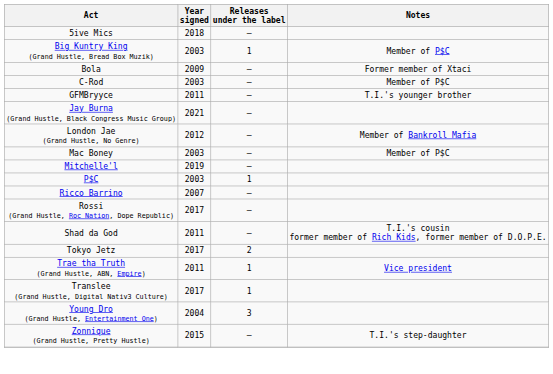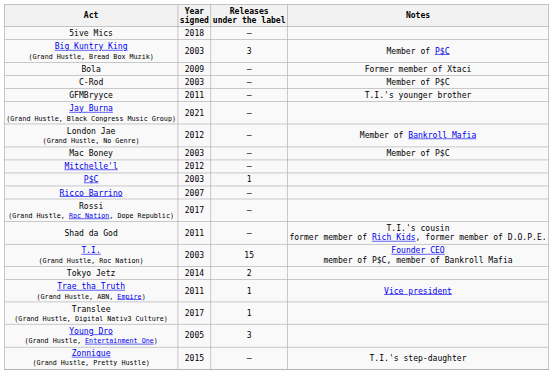(249, 51) 1 -> (249, 51) 3
(194, 166) 2019 -> (194, 166) 2012
+ row: (91, 255)
(194, 251) 2017 -> (194, 273) 2014
(194, 313) 2004 -> (194, 336) 2005
